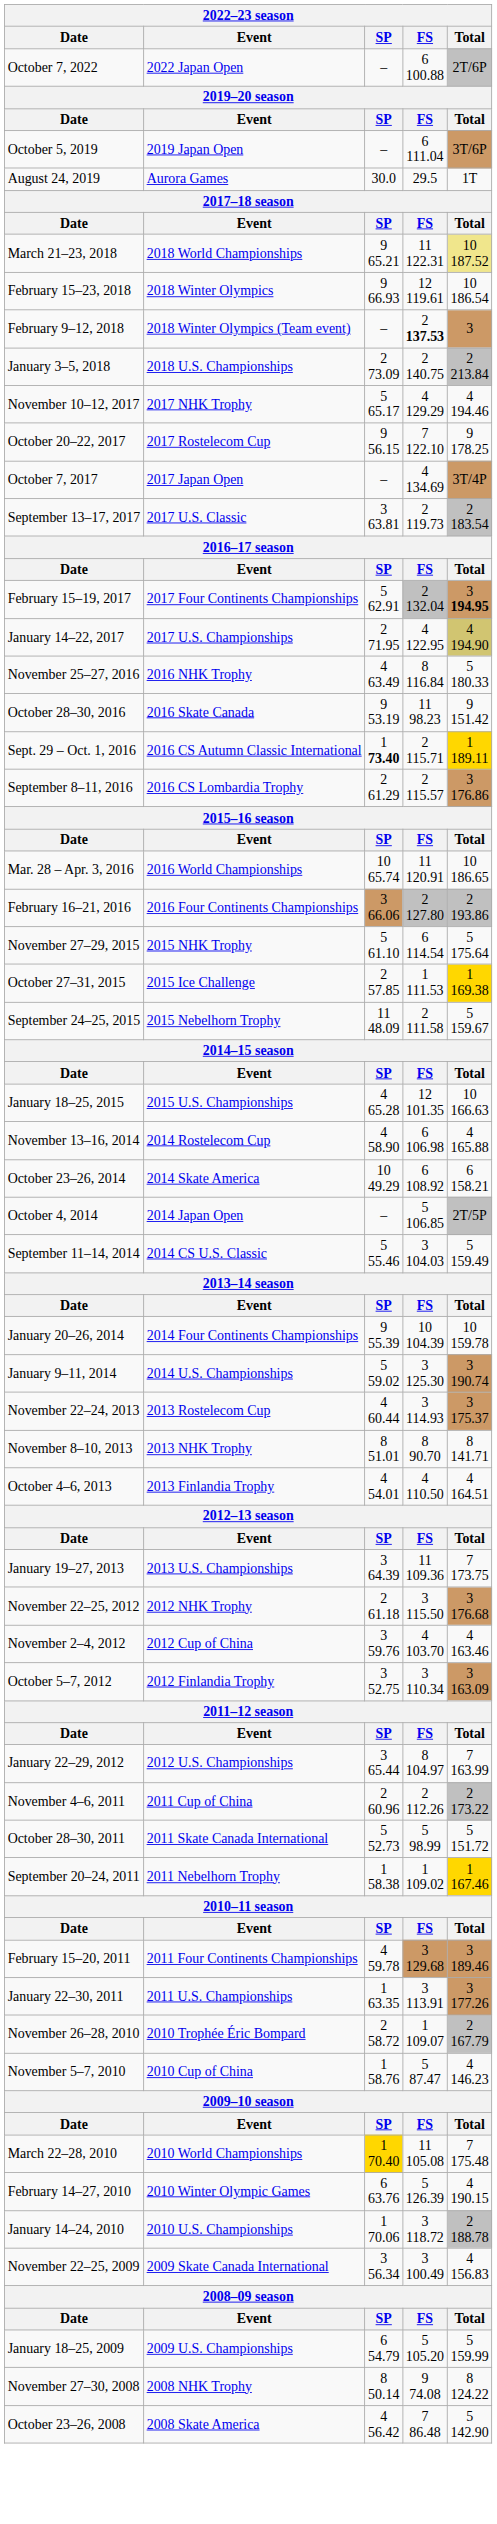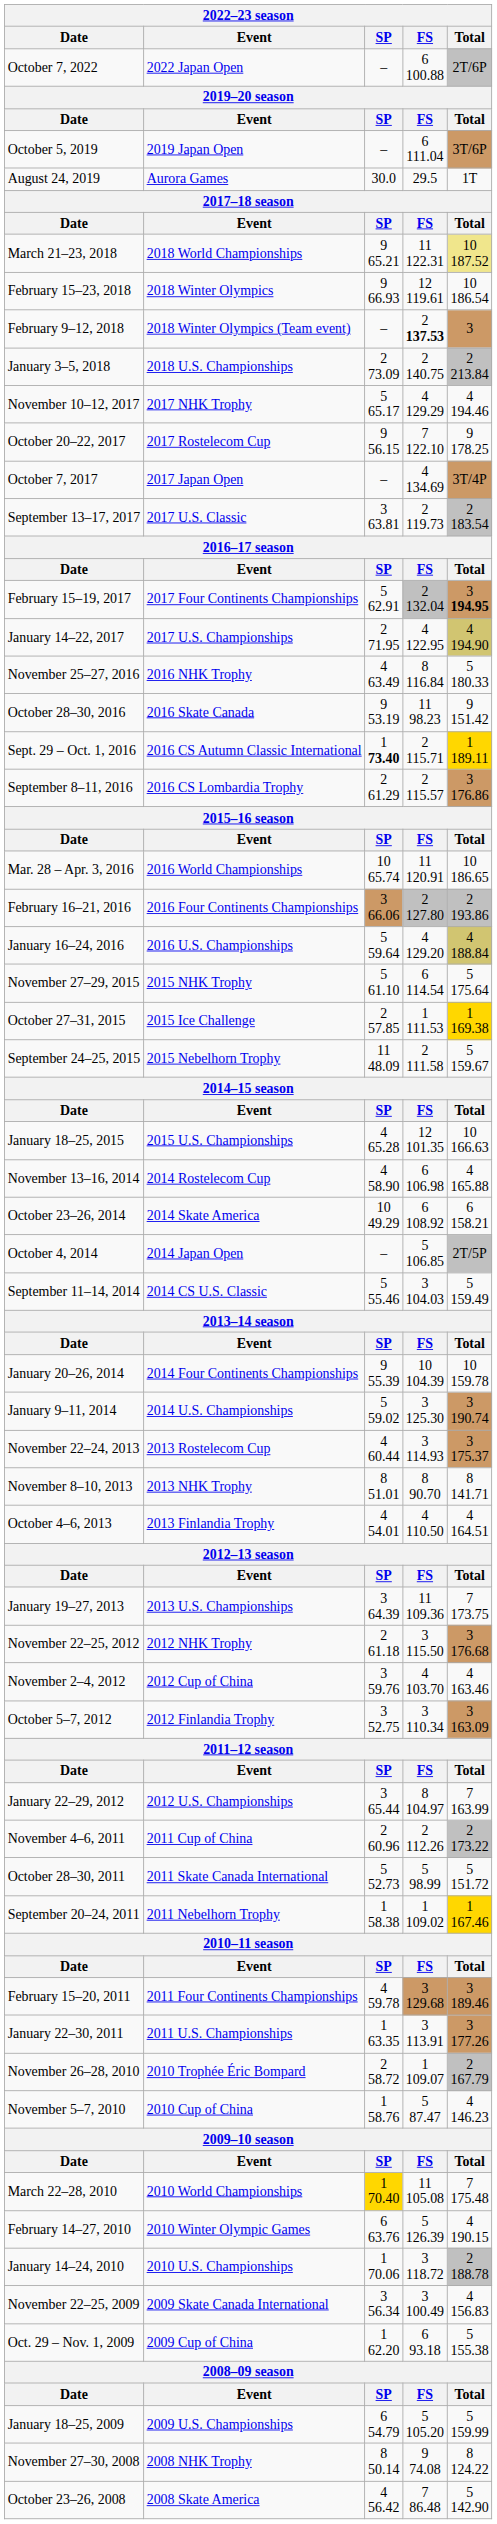+ row: (66, 945)
+ row: (71, 2342)
